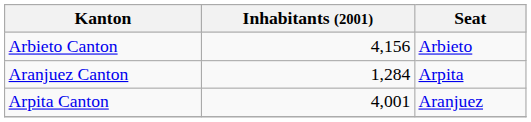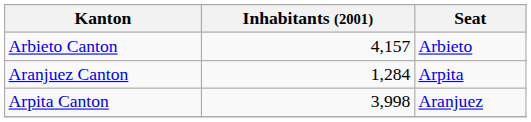(391, 46) 4,156 -> (391, 46) 4,157
(391, 102) 4,001 -> (391, 102) 3,998
